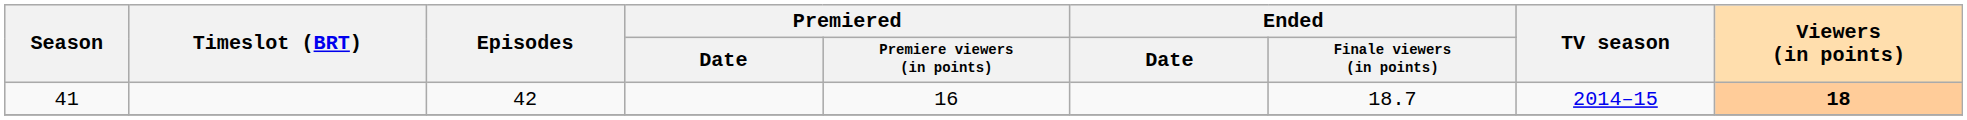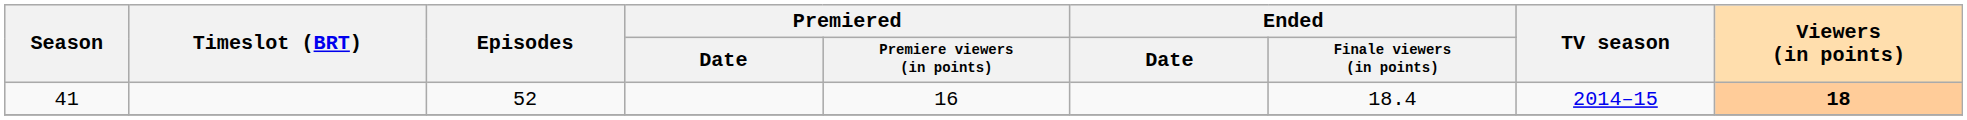(525, 99) 42 -> (525, 99) 52
(1392, 99) 18.7 -> (1392, 99) 18.4
